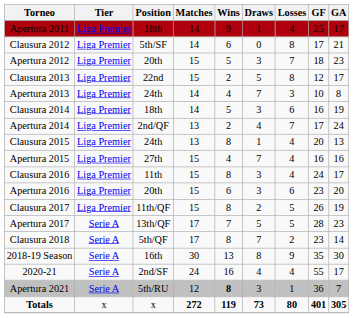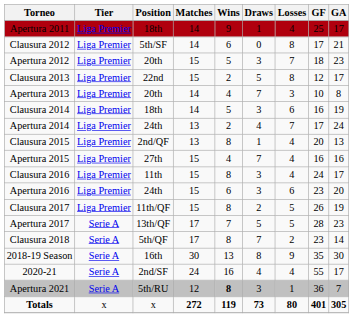(153, 93) 24th -> (153, 93) 20th
(153, 126) 2nd/QF -> (153, 126) 24th
(153, 142) 24th -> (153, 142) 2nd/QF
(153, 191) 20th -> (153, 191) 24th
